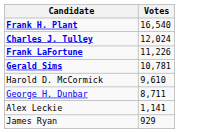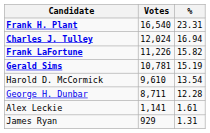+ column: (190, 11)
